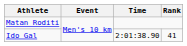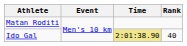(137, 35) no background -> (137, 35) khaki background
(172, 35) 41 -> (172, 35) 40
